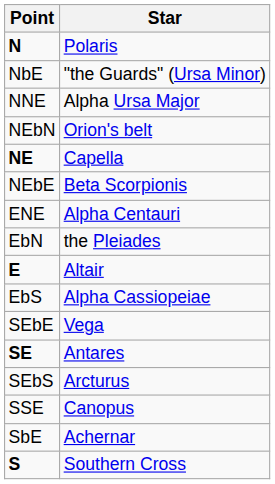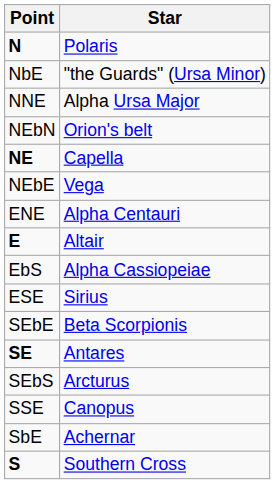(125, 185) Beta Scorpionis -> (84, 185) Vega
- row: (26, 241)
+ row: (26, 297)
(84, 325) Vega -> (125, 325) Beta Scorpionis
